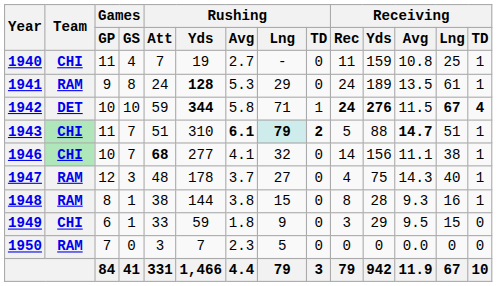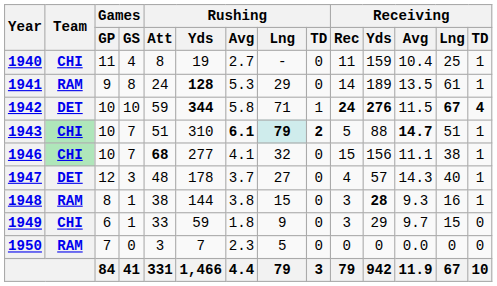(160, 62) 7 -> (160, 62) 8
(416, 62) 10.8 -> (416, 62) 10.4
(347, 85) 24 -> (347, 85) 14
(107, 132) 11 -> (107, 132) 10
(347, 155) 14 -> (347, 155) 15
(70, 178) RAM -> (70, 178) DET
(379, 178) 75 -> (379, 178) 57
(347, 201) 8 -> (347, 201) 3
(379, 201) normal -> (379, 201) bold
(416, 224) 9.5 -> (416, 224) 9.7
